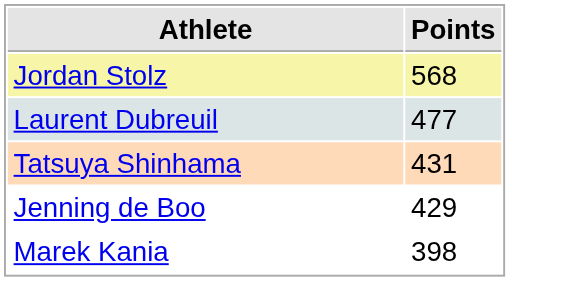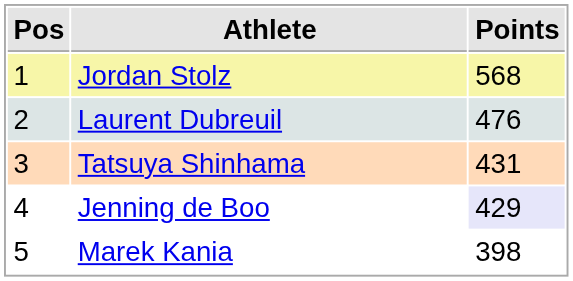+ column: (39, 29)
(434, 119) 477 -> (498, 119) 476
(434, 208) no background -> (498, 208) lavender background
